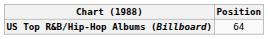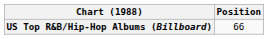(239, 27) 64 -> (239, 27) 66
